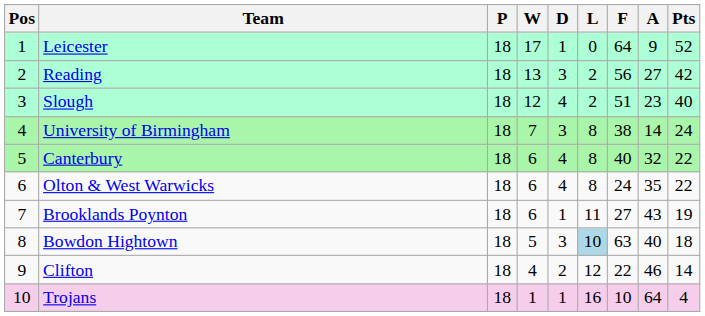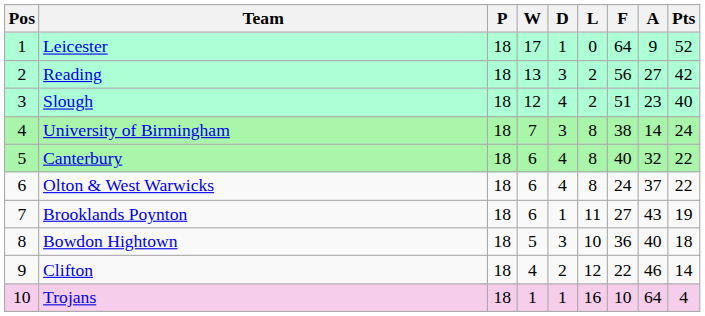(653, 185) 35 -> (653, 185) 37
(593, 241) lightblue background -> (593, 241) no background
(623, 241) 63 -> (623, 241) 36
